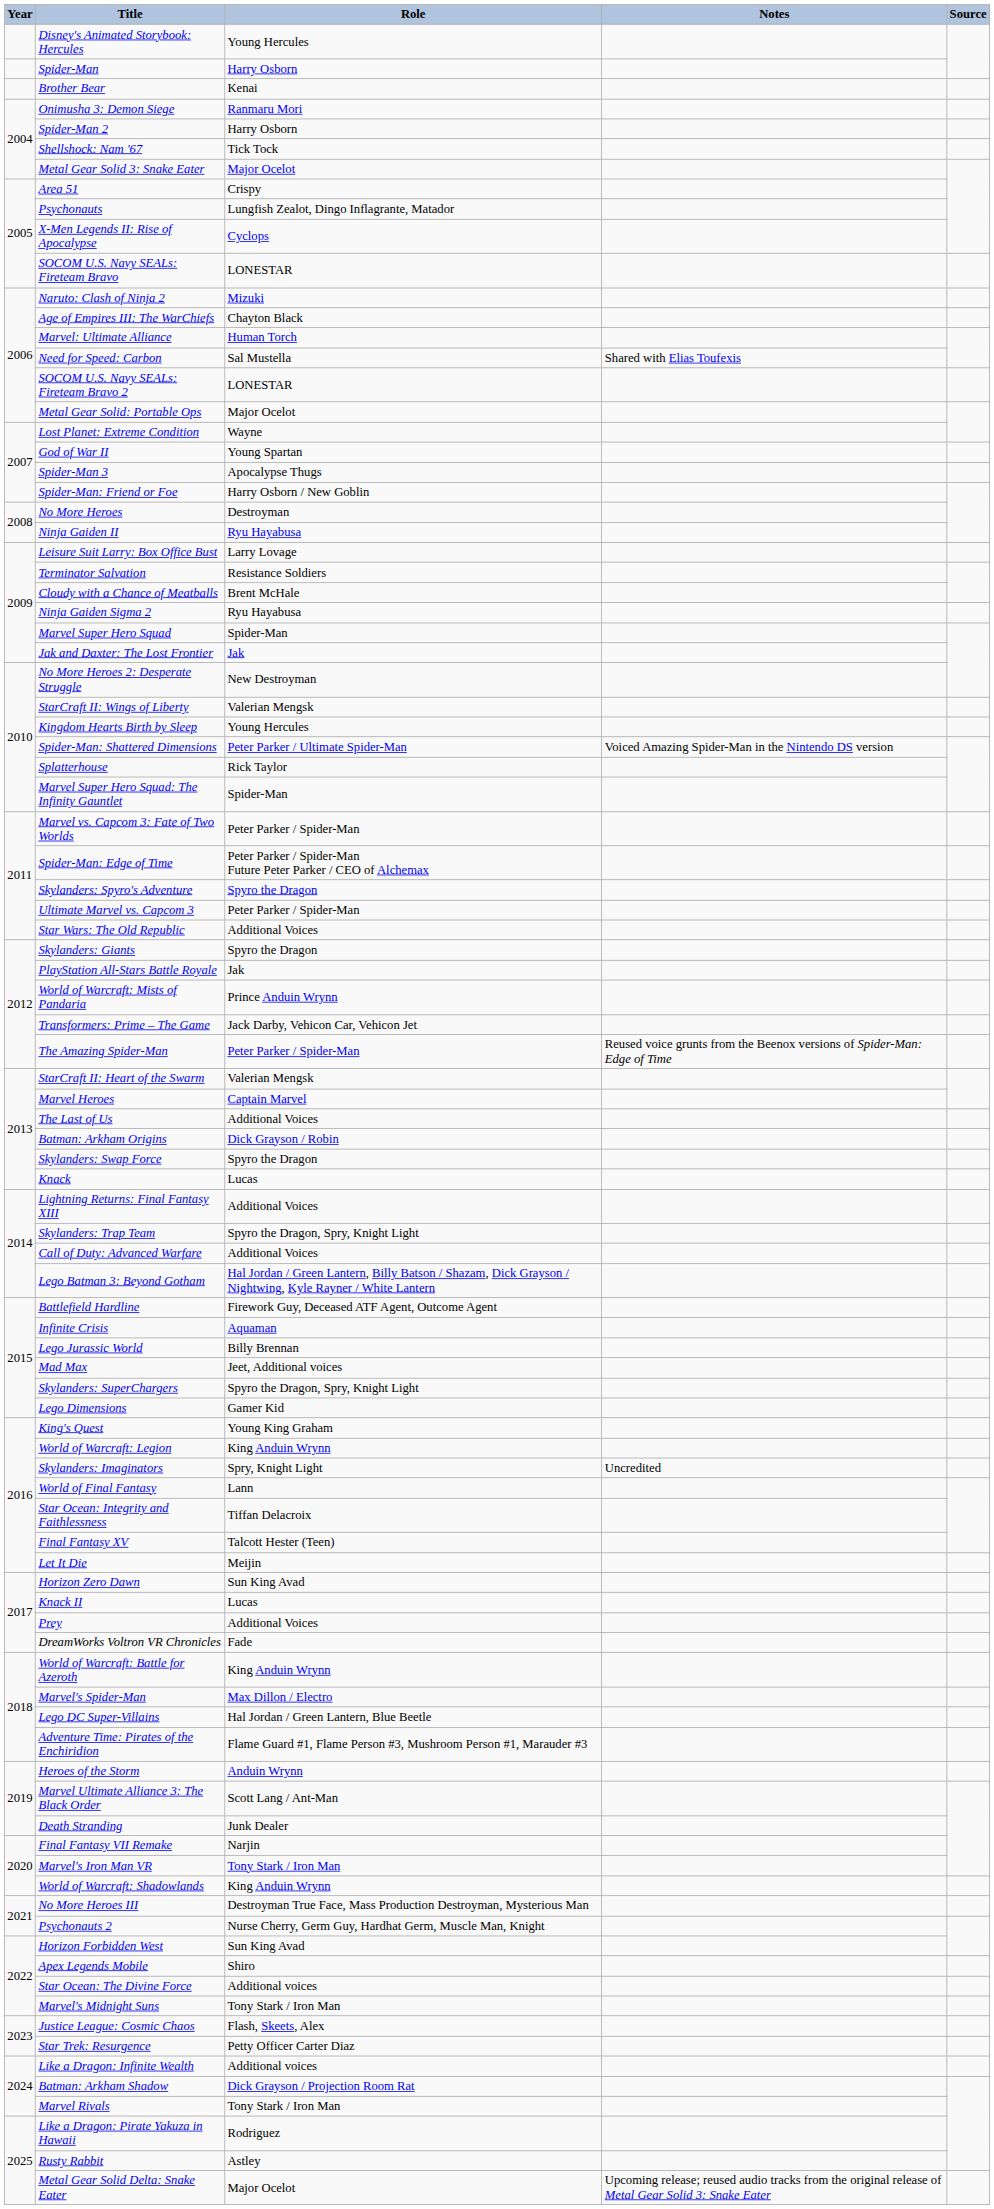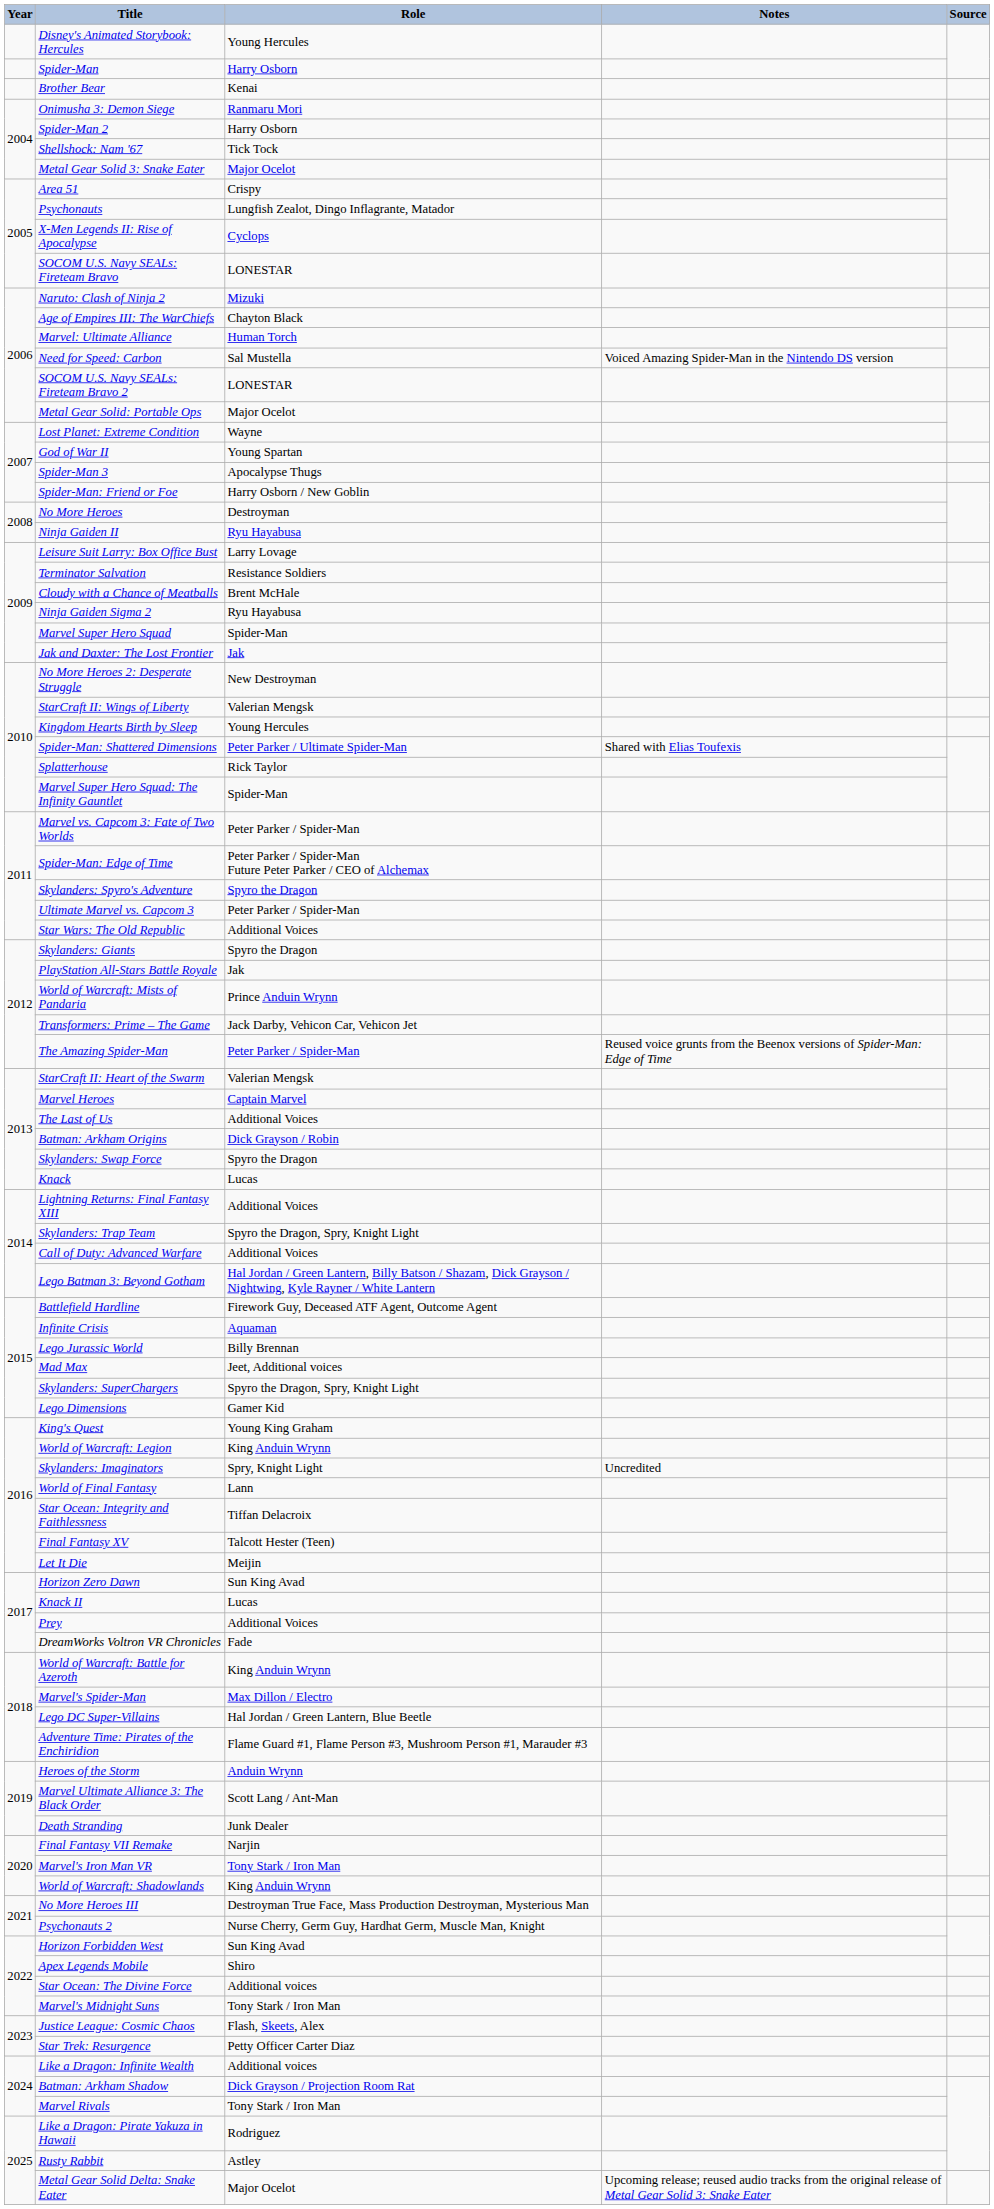(673, 357) Shared with Elias Toufexis -> (749, 357) Voiced Amazing Spider-Man in the Nintendo DS version
(749, 747) Voiced Amazing Spider-Man in the Nintendo DS version -> (673, 747) Shared with Elias Toufexis
